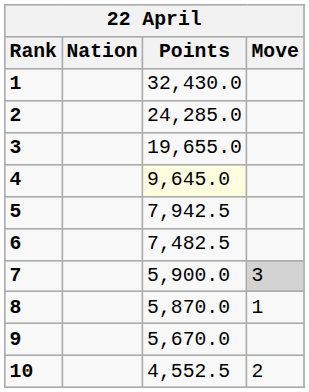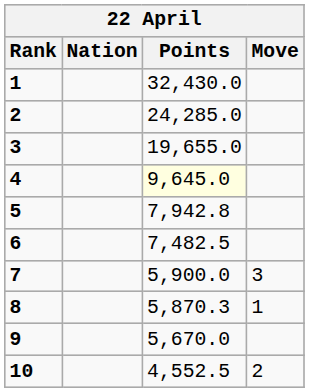(189, 212) 7,942.5 -> (189, 212) 7,942.8
(257, 276) lightgrey background -> (257, 276) no background
(189, 308) 5,870.0 -> (189, 308) 5,870.3
